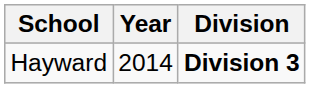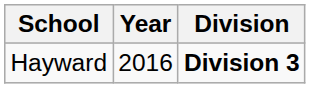(146, 62) 2014 -> (146, 62) 2016
